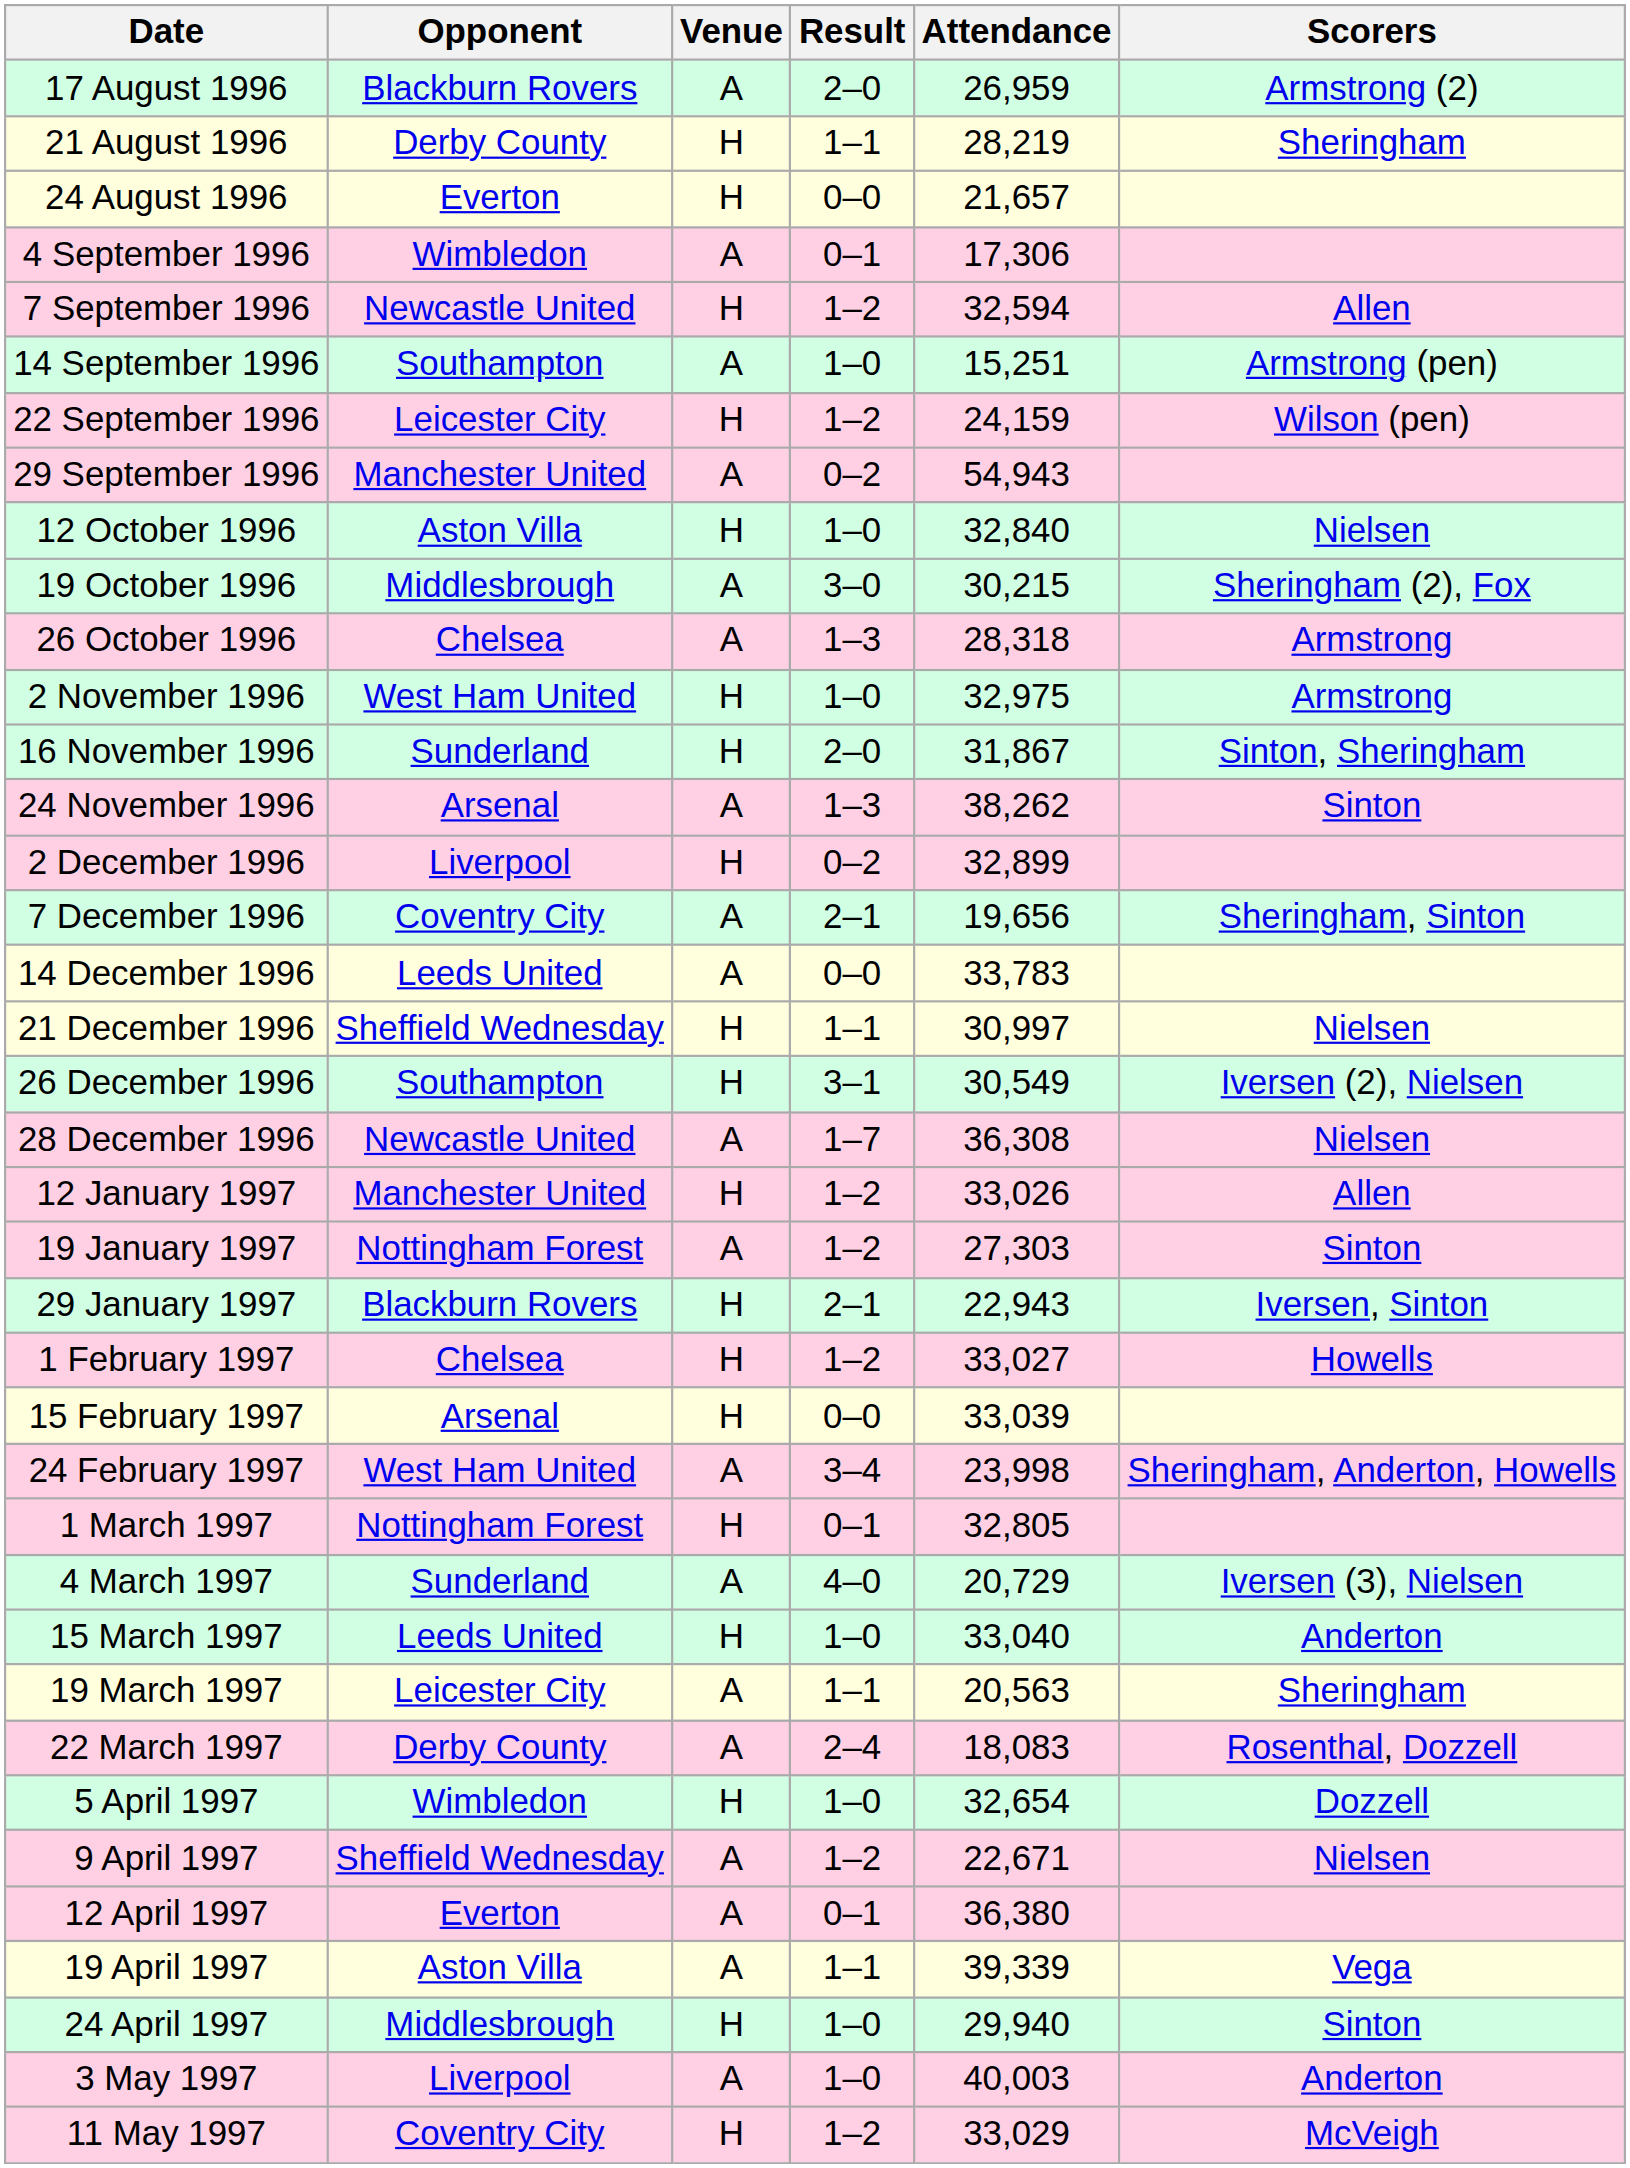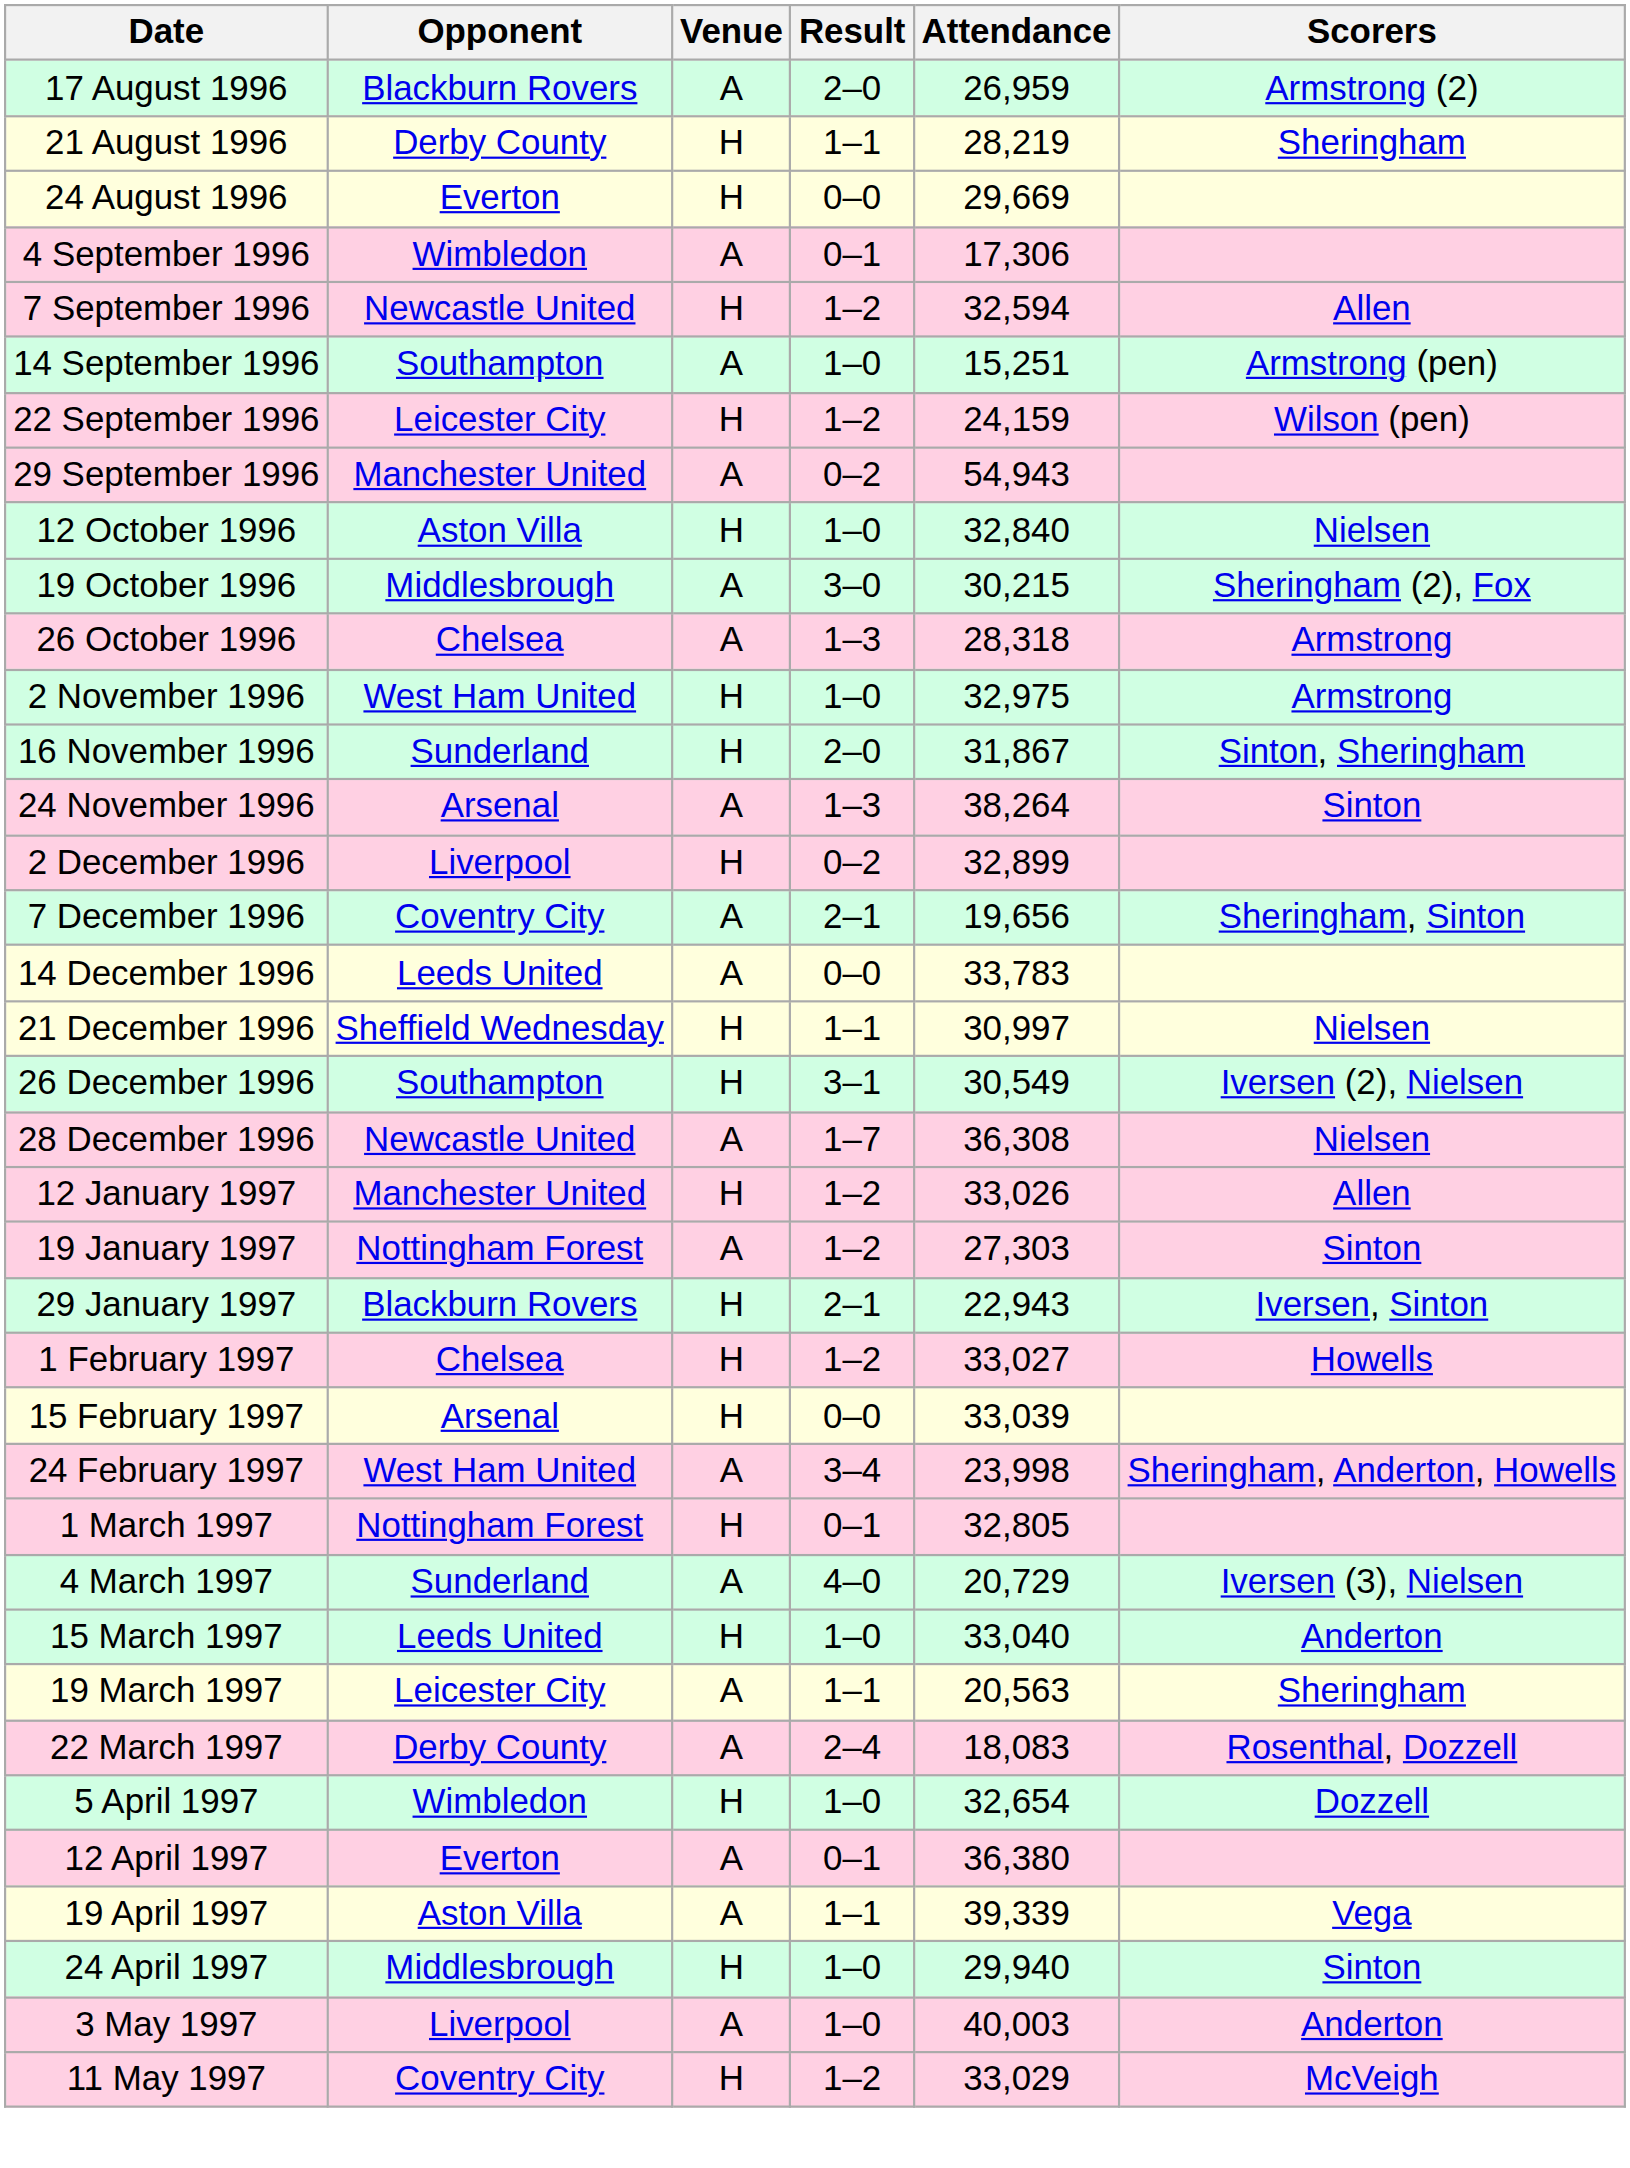(1017, 198) 21,657 -> (1017, 198) 29,669
(1017, 806) 38,262 -> (1017, 806) 38,264
- row: (166, 1857)
